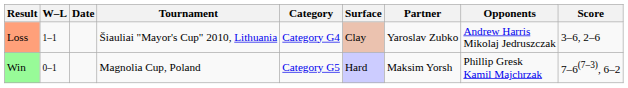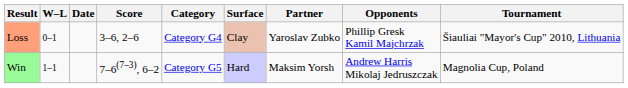columns swapped: (188, 13) <-> (591, 13)
(50, 38) 1–1 -> (50, 38) 0–1
(510, 37) Andrew Harris Mikolaj Jedruszczak -> (385, 37) Phillip Gresk Kamil Majchrzak
(50, 68) 0–1 -> (50, 68) 1–1
(503, 67) Phillip Gresk Kamil Majchrzak -> (391, 67) Andrew Harris Mikolaj Jedruszczak
